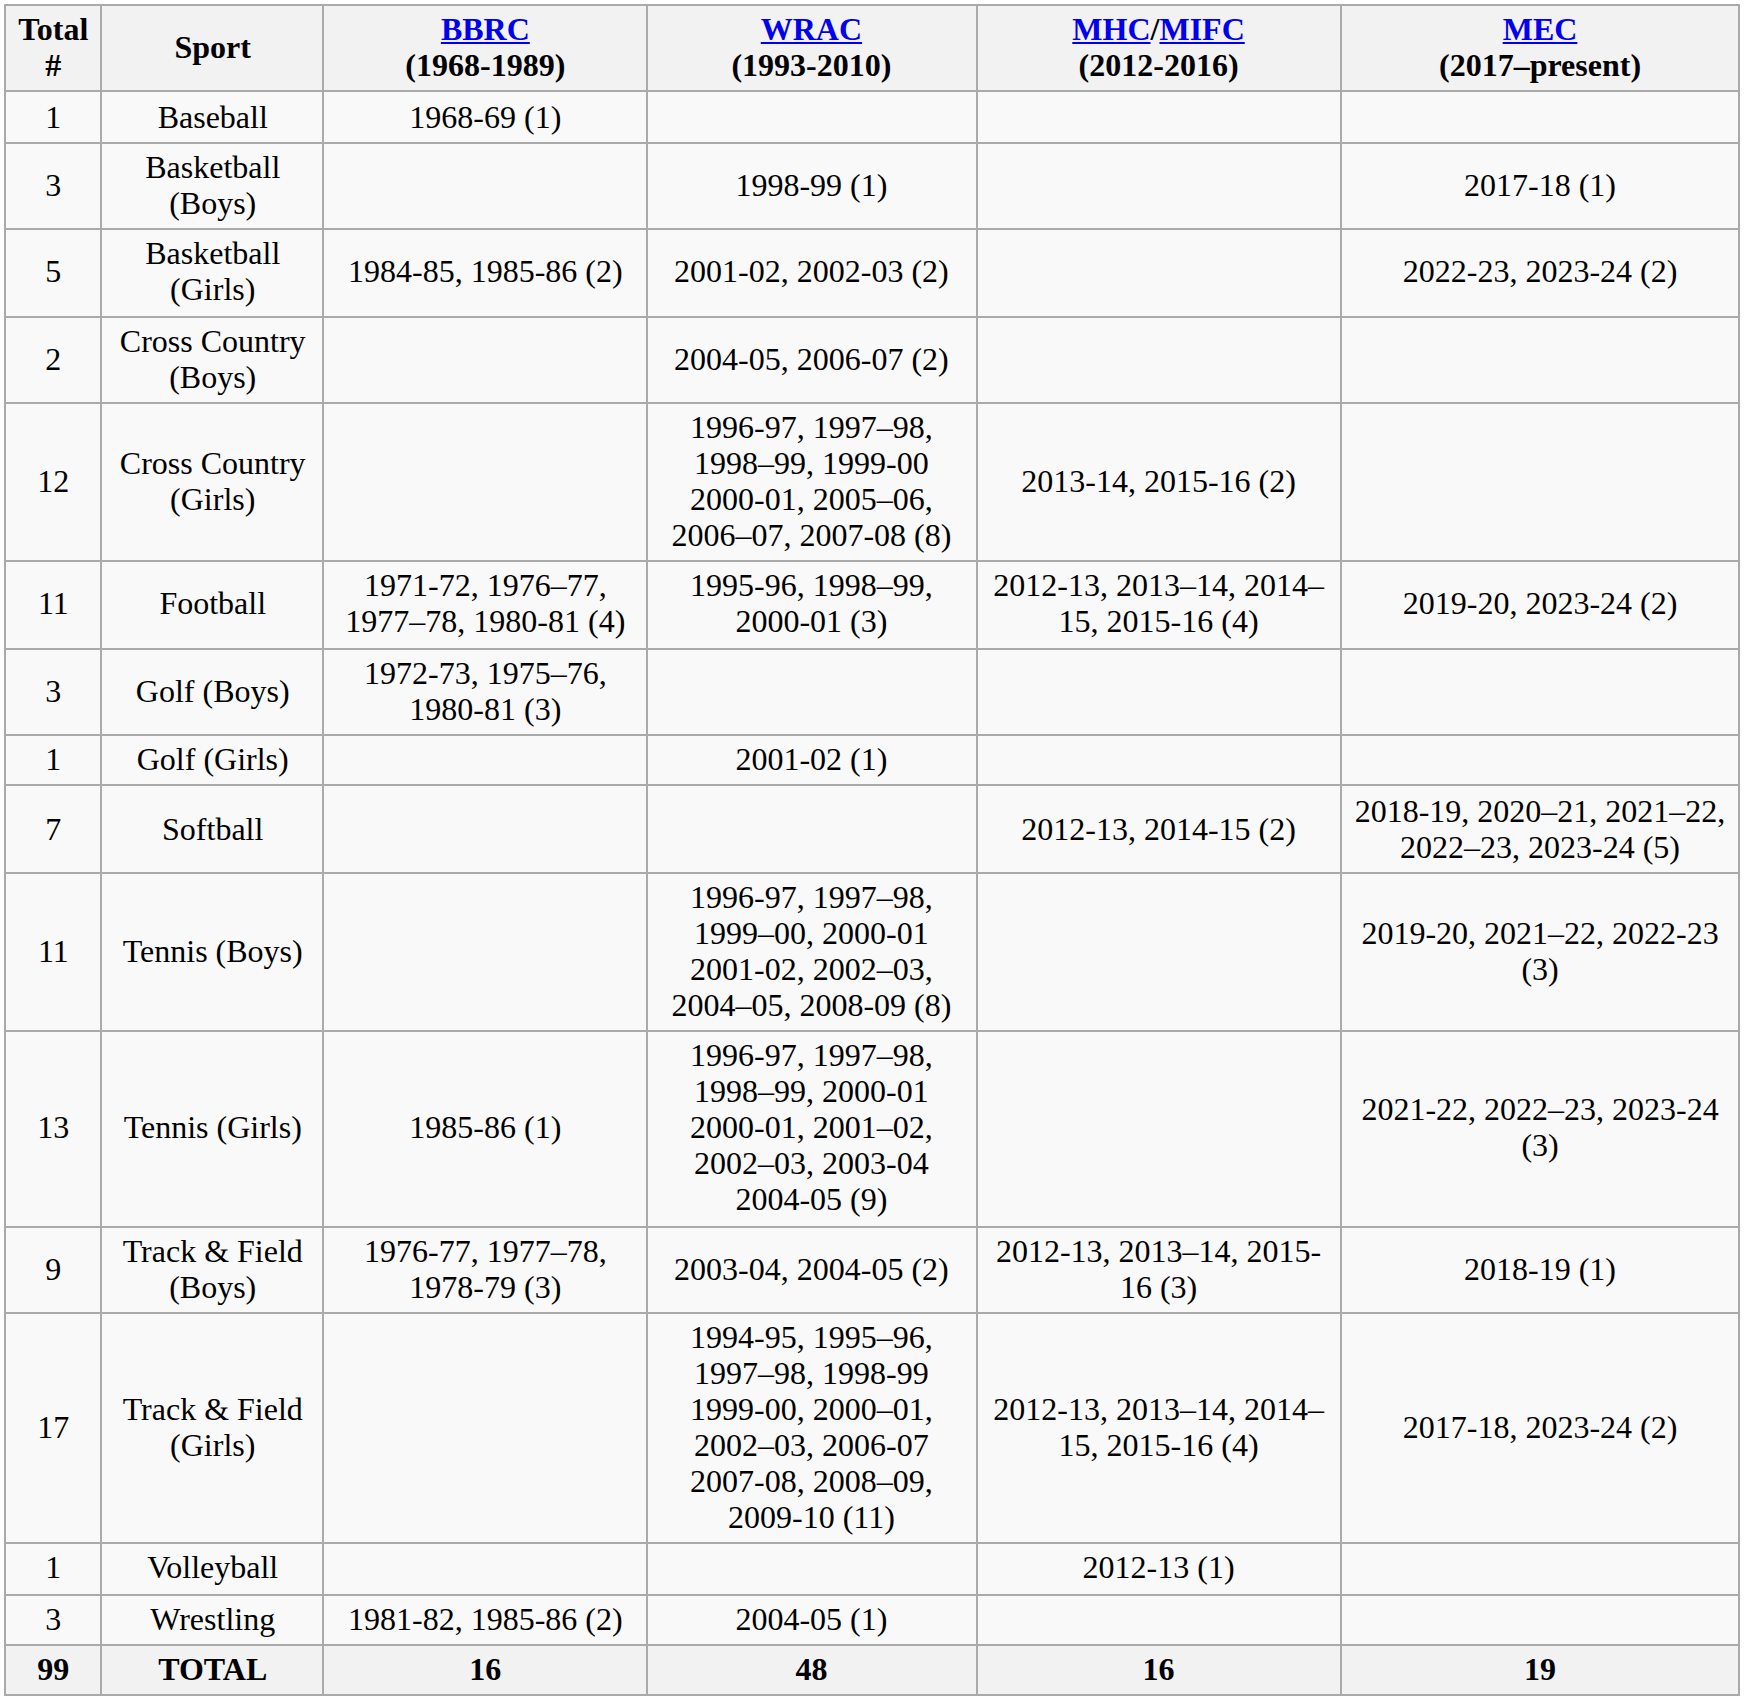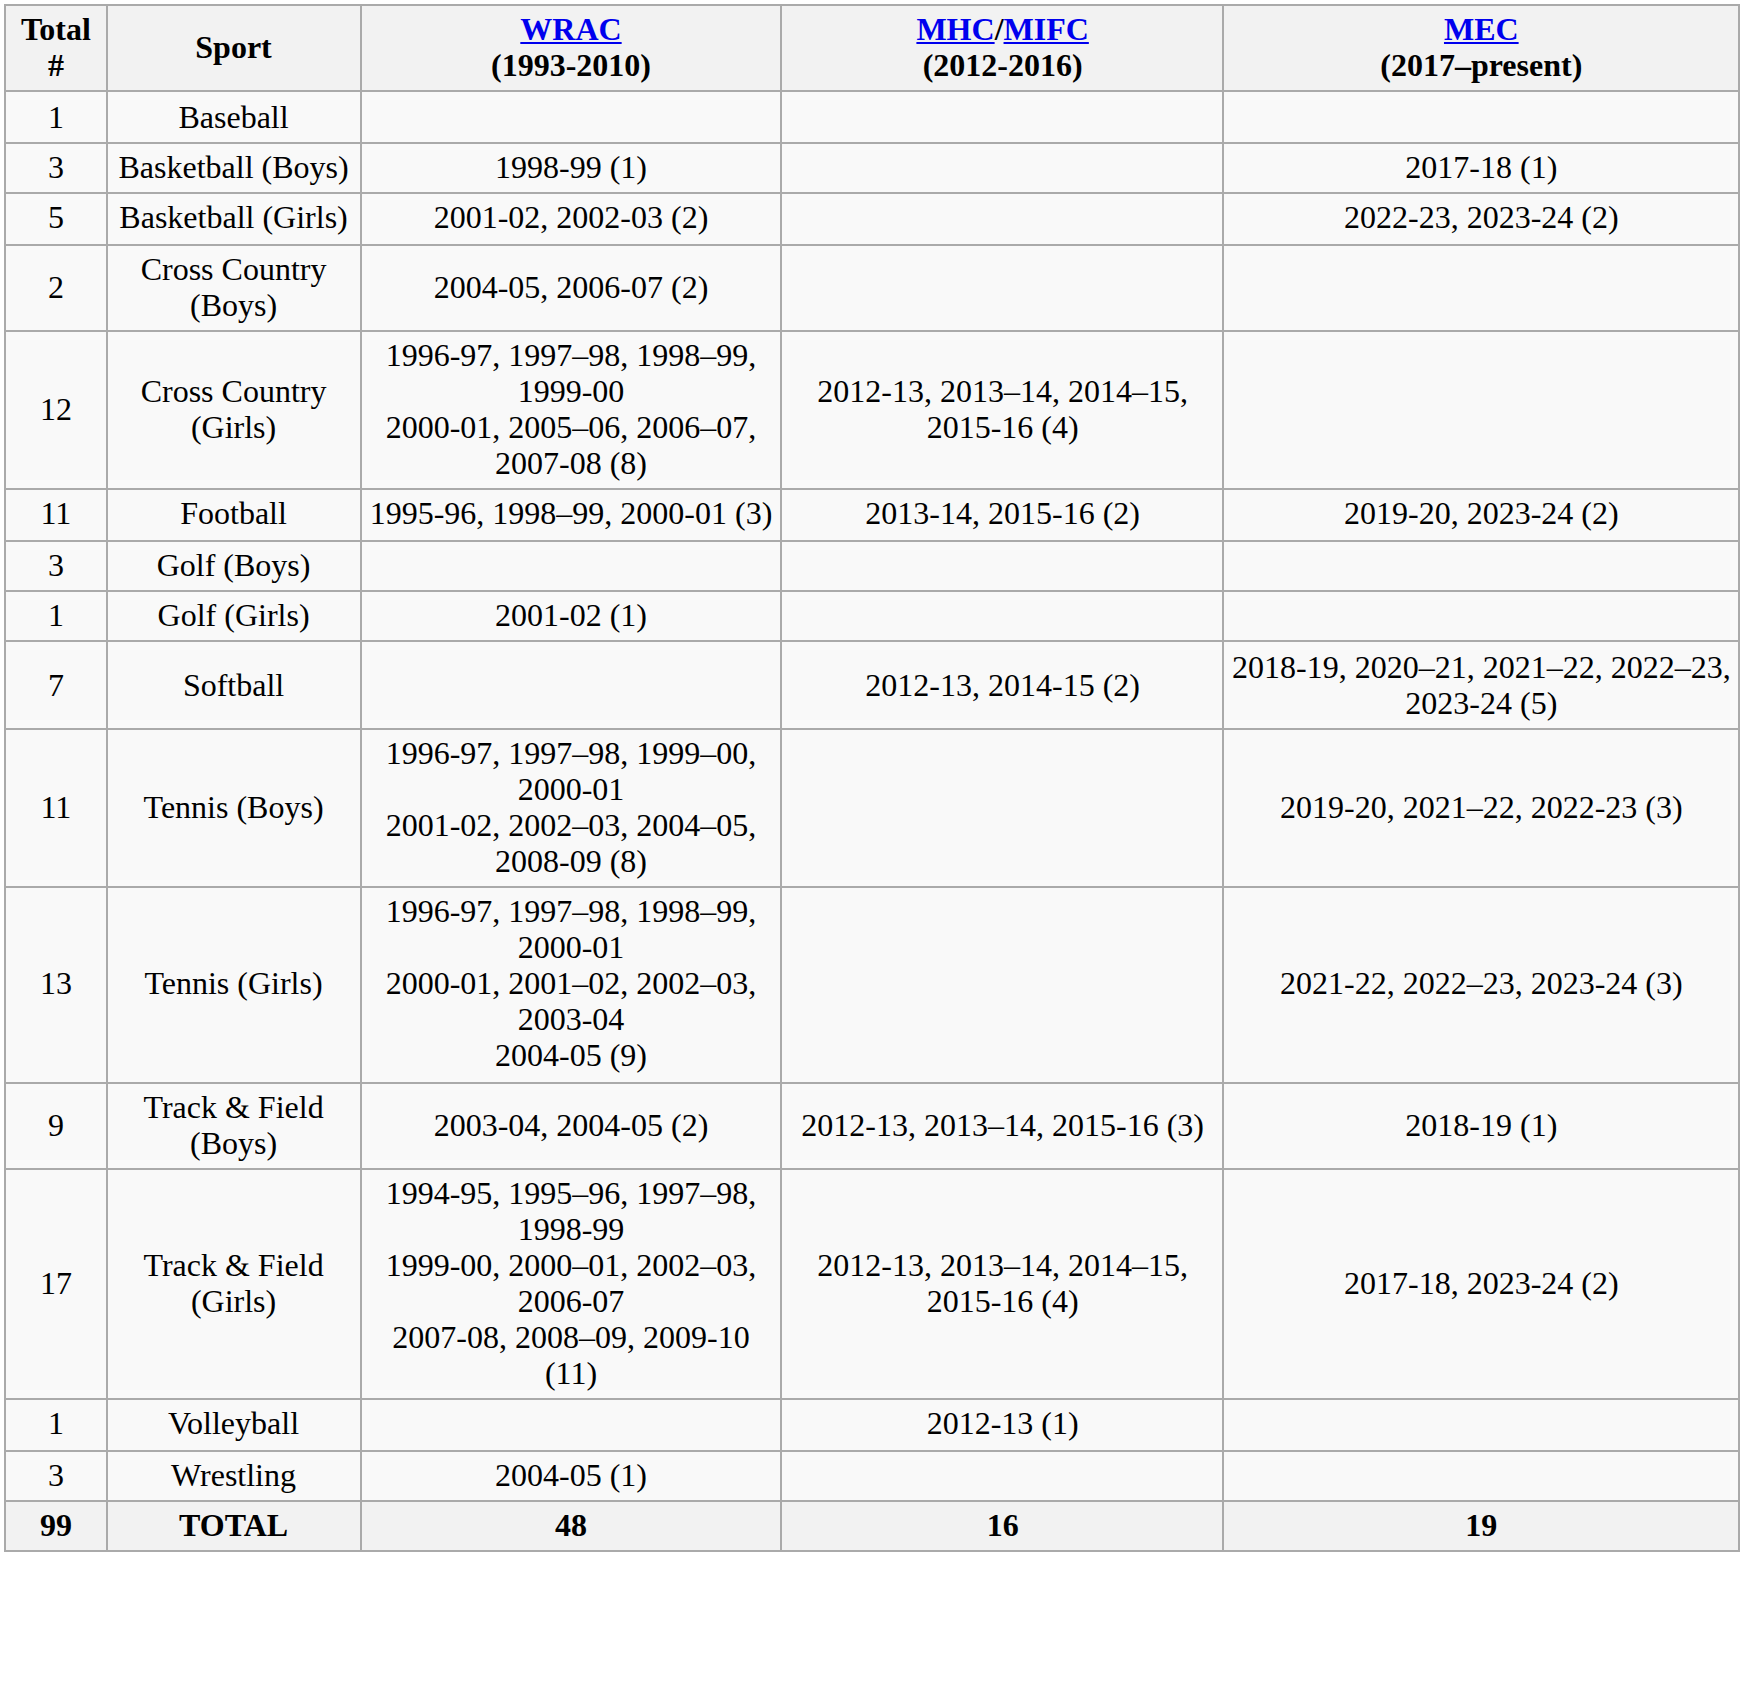- column: (485, 47)
(1159, 481) 2013-14, 2015-16 (2) -> (1003, 409) 2012-13, 2013–14, 2014–15, 2015-16 (4)
(1159, 604) 2012-13, 2013–14, 2014–15, 2015-16 (4) -> (1003, 514) 2013-14, 2015-16 (2)
